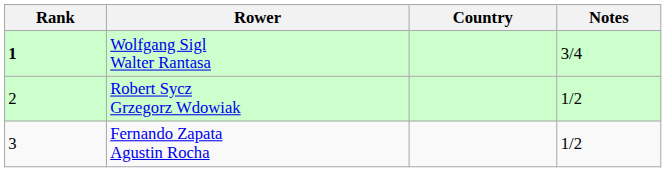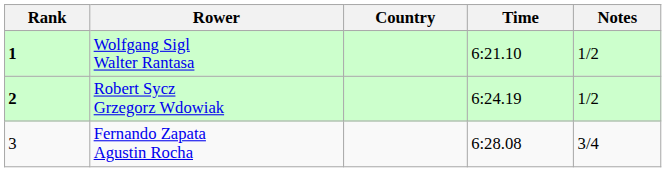+ column: (521, 17)
(571, 53) 3/4 -> (588, 53) 1/2
(13, 98) normal -> (13, 98) bold
(571, 143) 1/2 -> (588, 143) 3/4
